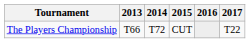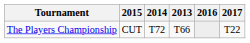columns swapped: (132, 13) <-> (182, 13)
